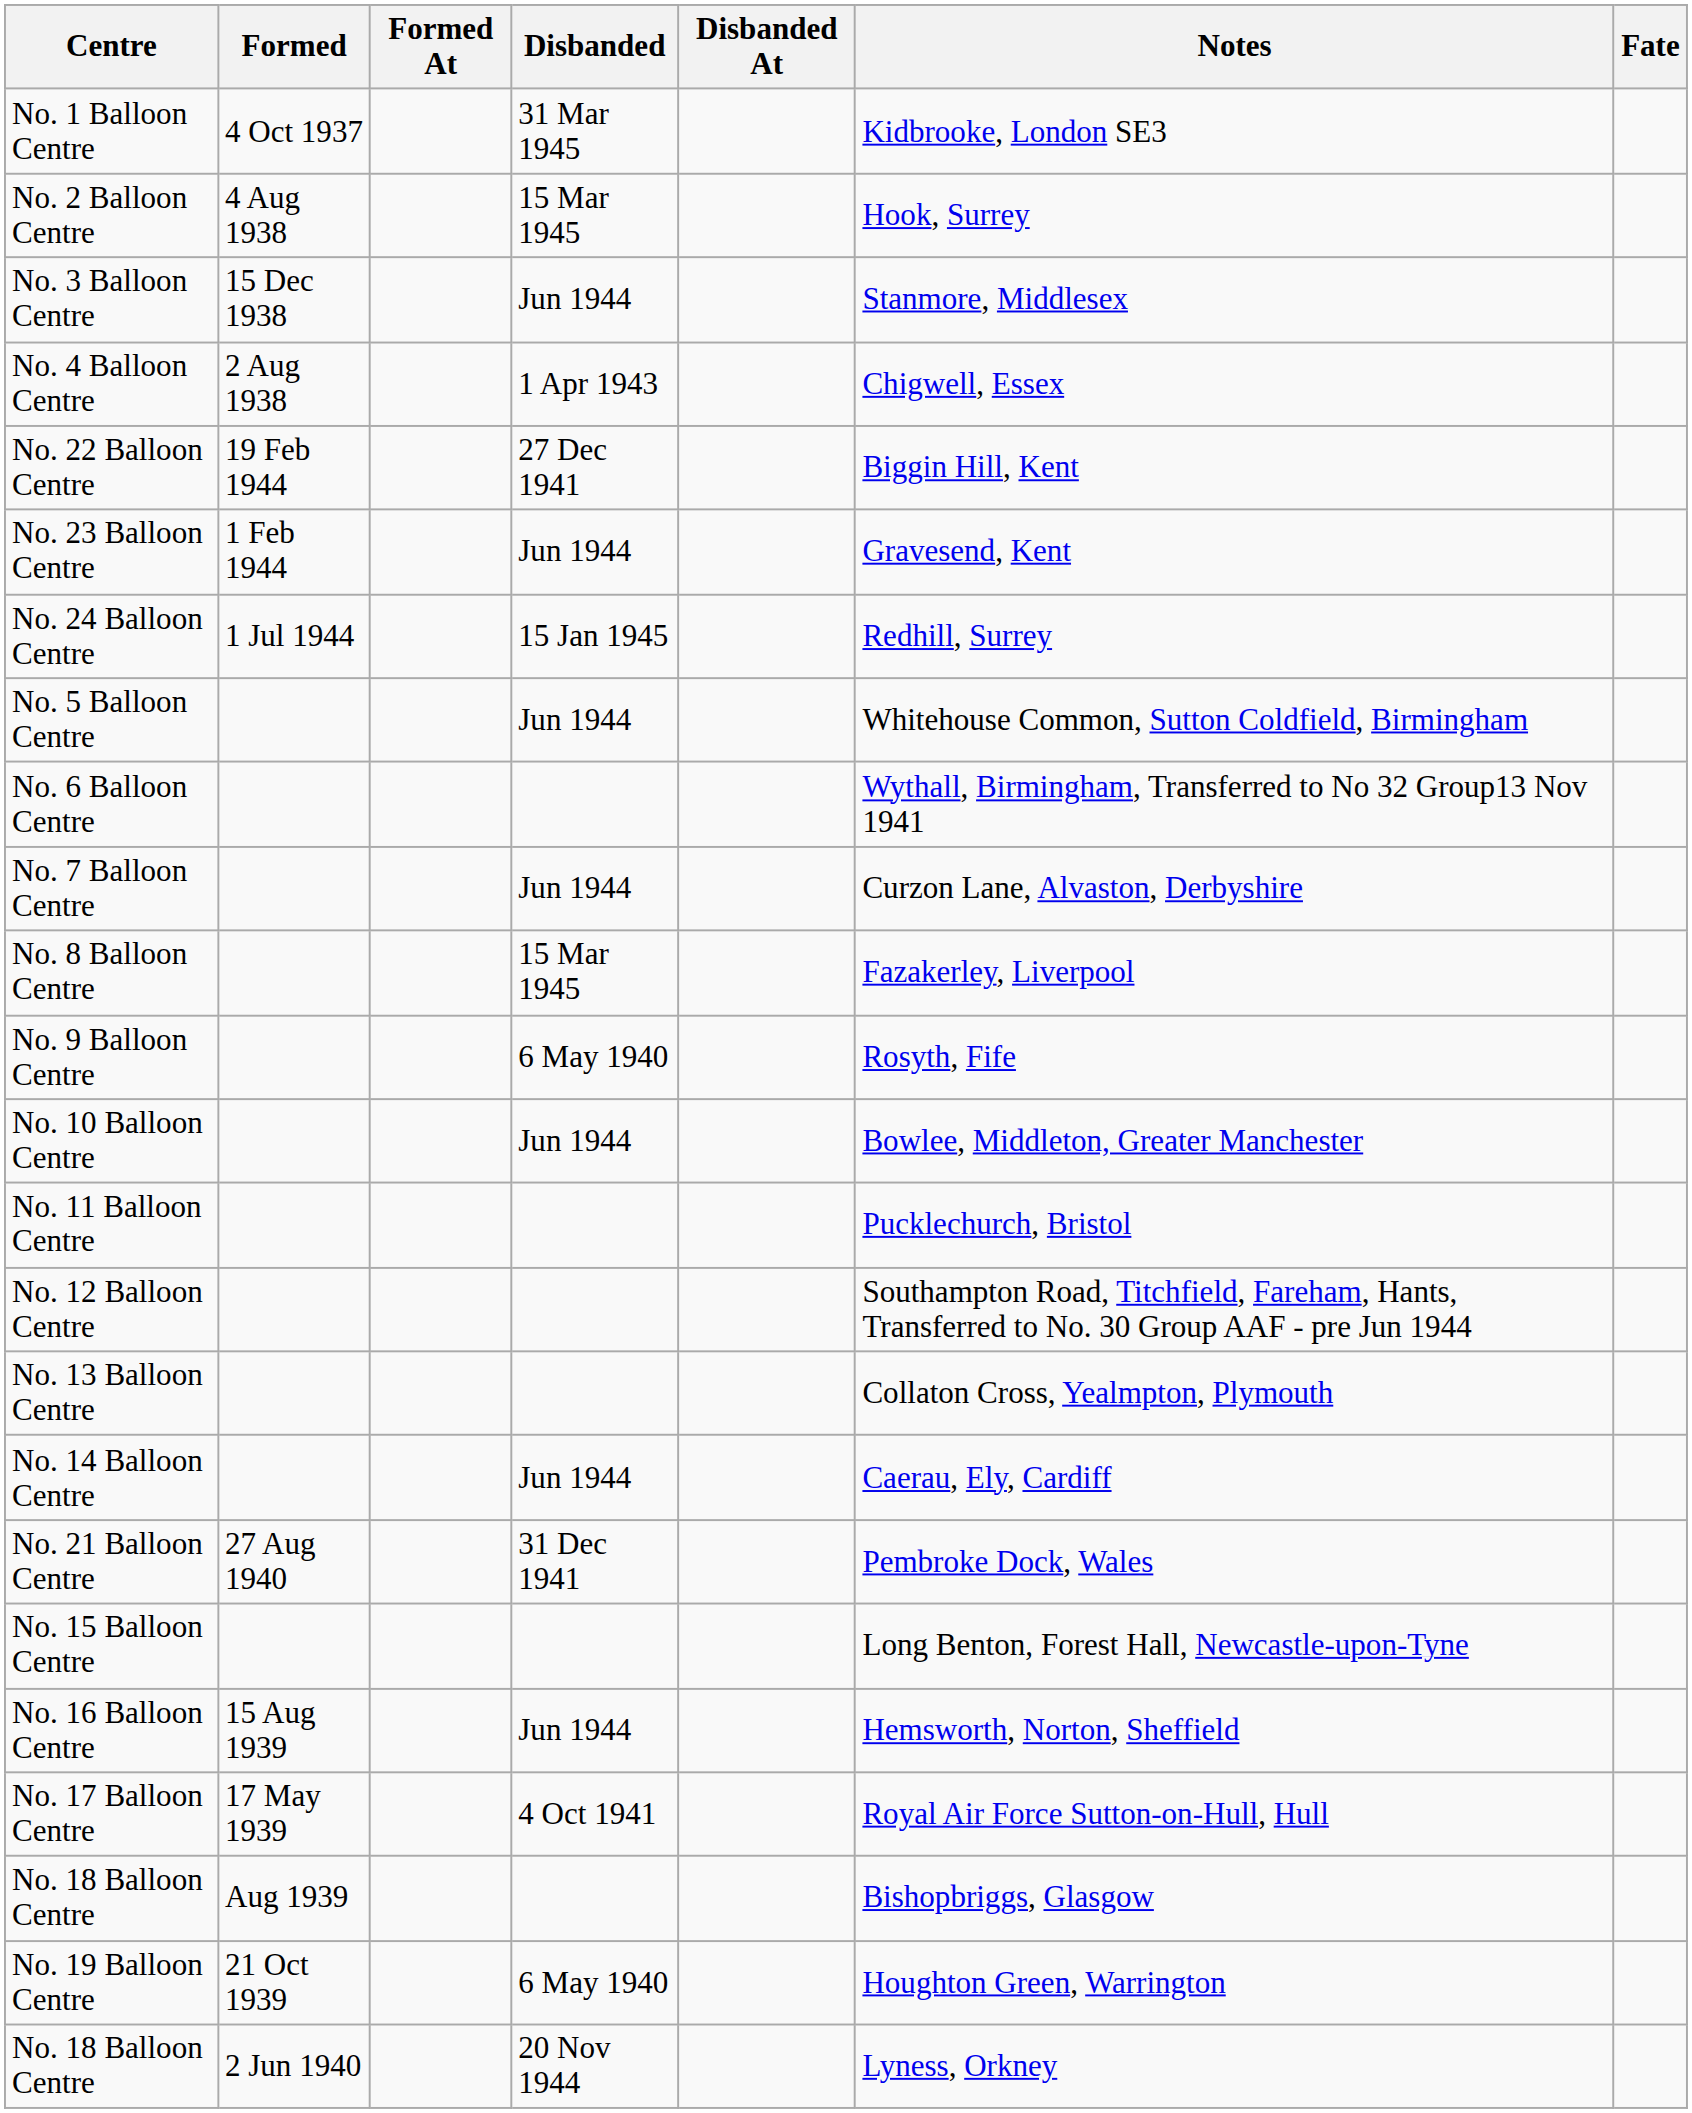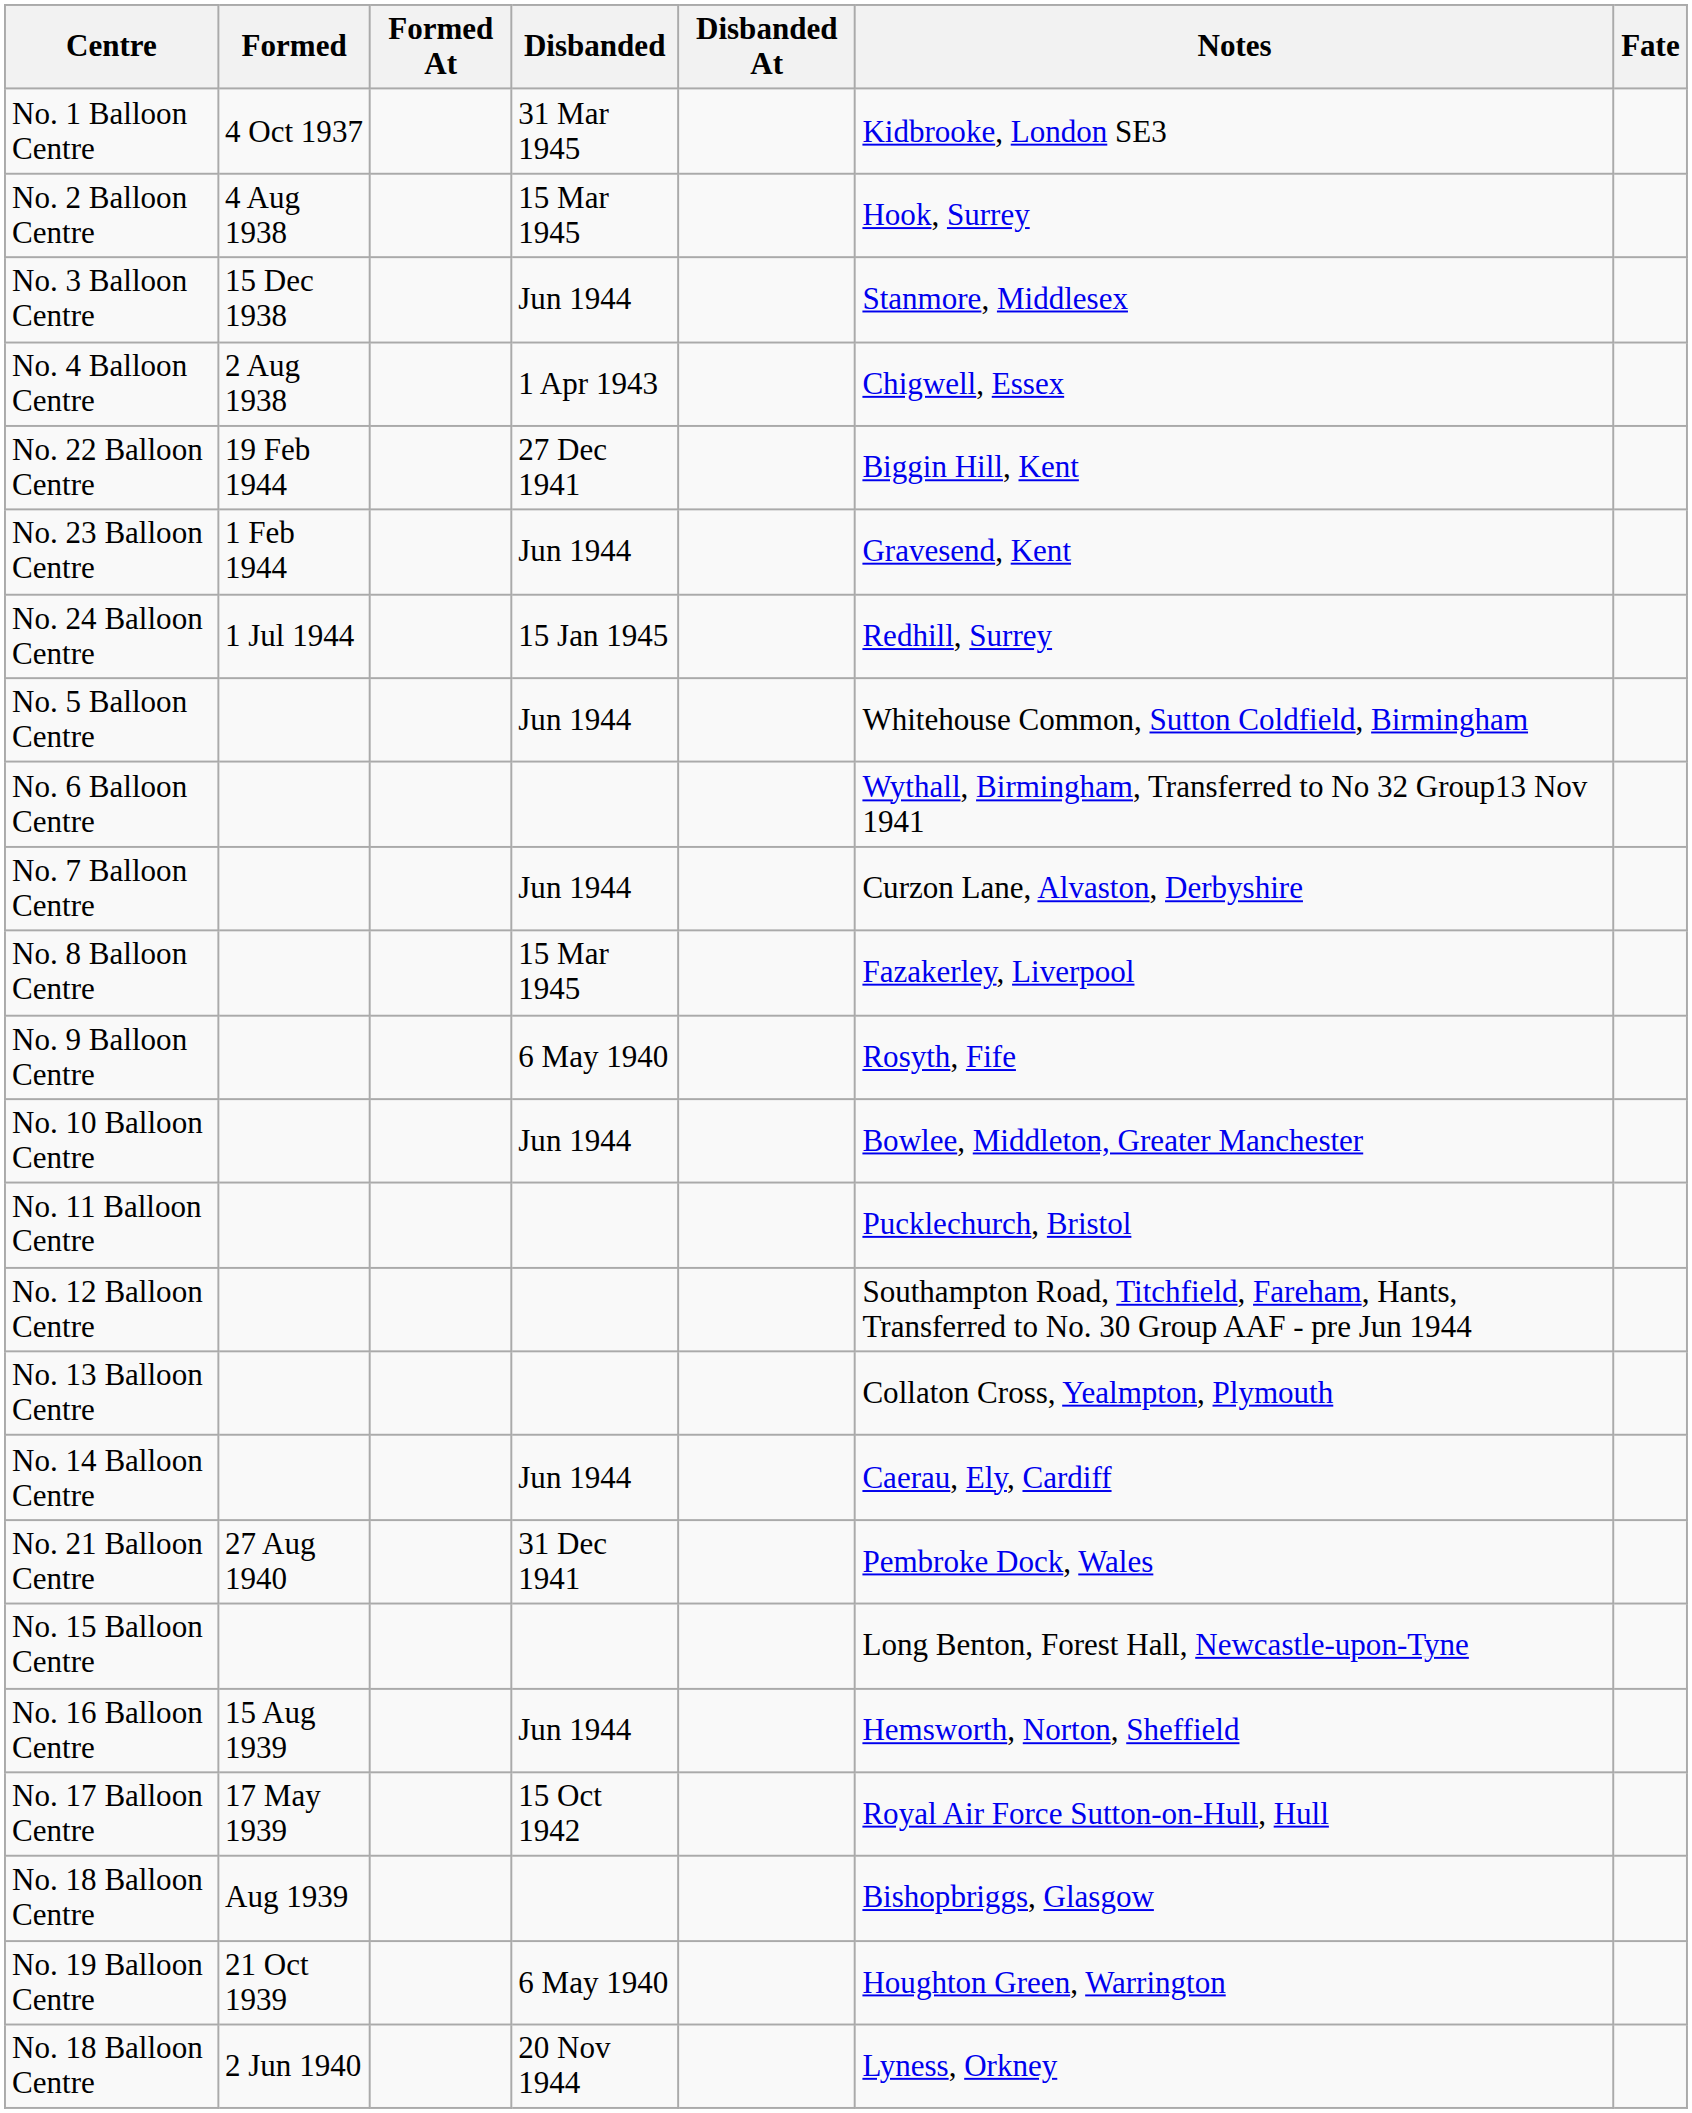(587, 1813) 4 Oct 1941 -> (560, 1813) 15 Oct 1942
